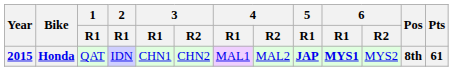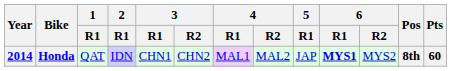(20, 56) 2015 -> (20, 56) 2014
(307, 56) bold -> (306, 56) normal
(437, 56) 61 -> (435, 56) 60
